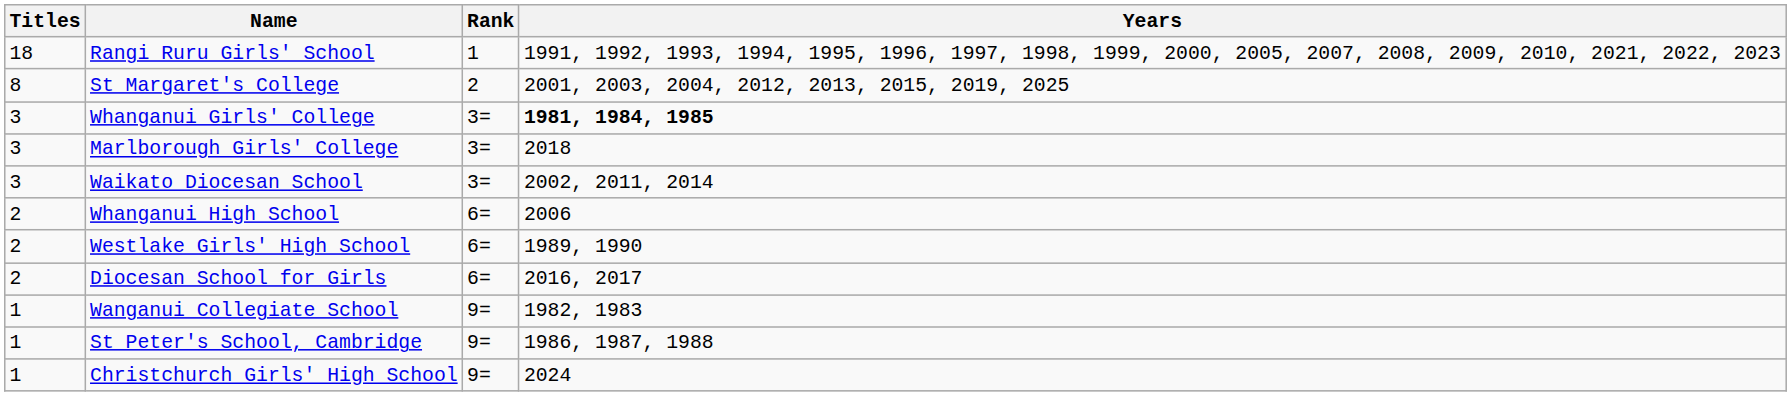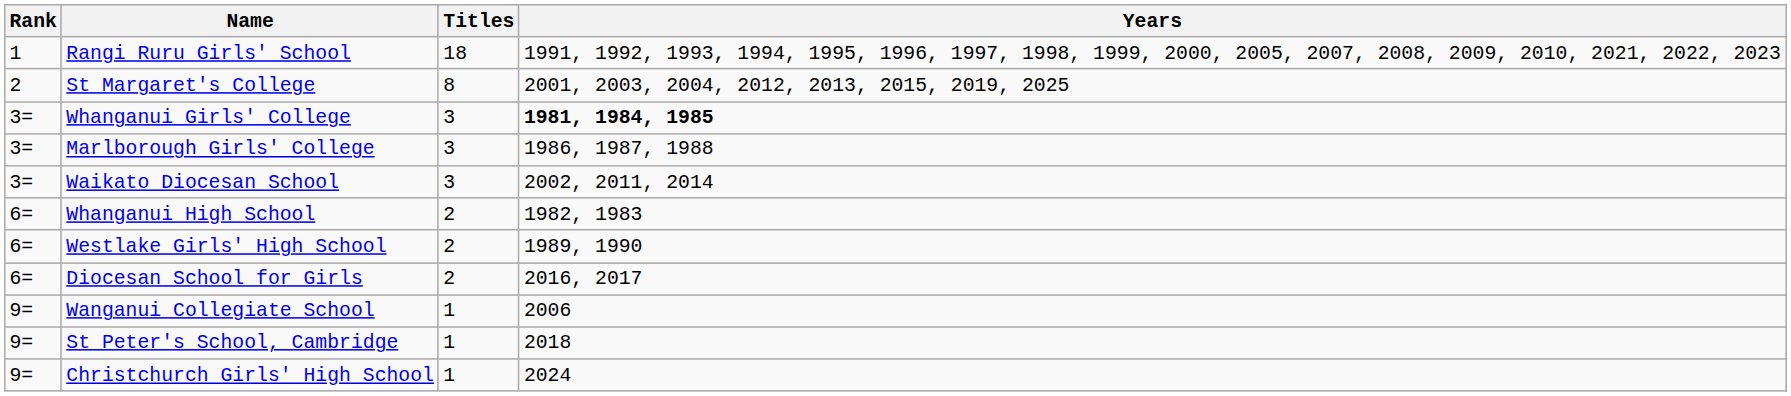columns swapped: (491, 21) <-> (45, 21)
(548, 150) 2018 -> (619, 150) 1986, 1987, 1988
(548, 214) 2006 -> (583, 214) 1982, 1983
(583, 311) 1982, 1983 -> (548, 311) 2006
(619, 343) 1986, 1987, 1988 -> (548, 343) 2018
